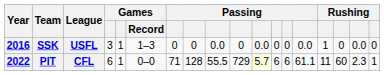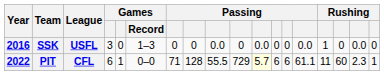(121, 45) 1 -> (121, 45) 0
